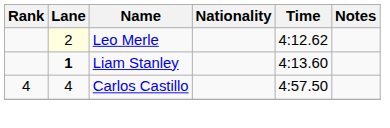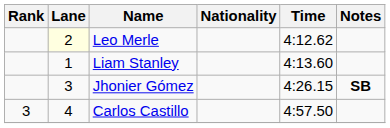(69, 63) bold -> (69, 63) normal
+ row: (143, 87)
(26, 87) 4 -> (26, 110) 3
